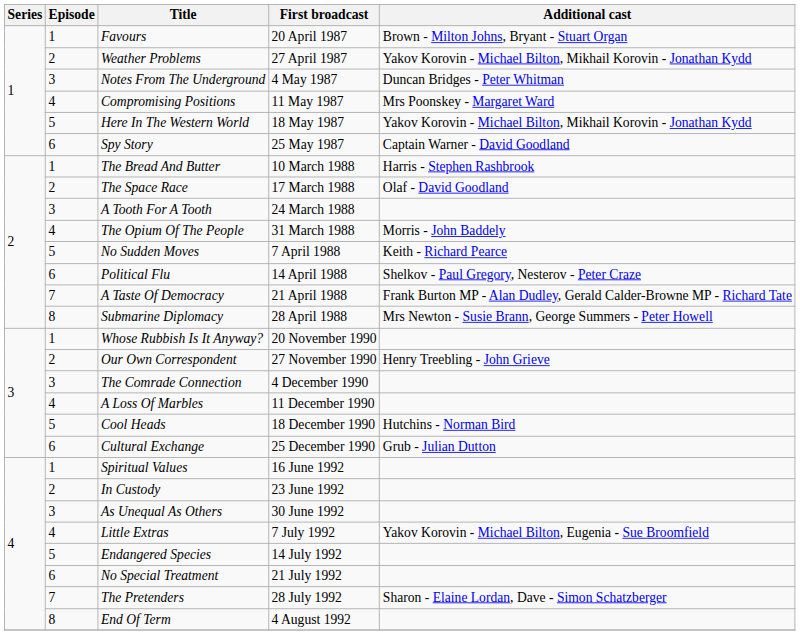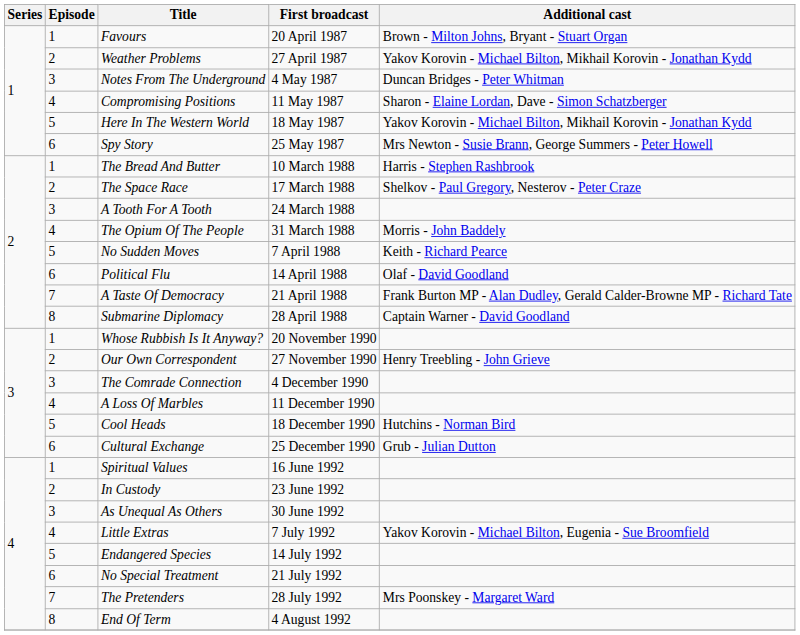(469, 101) Mrs Poonskey - Margaret Ward -> (525, 101) Sharon - Elaine Lordan, Dave - Simon Schatzberger
(476, 144) Captain Warner - David Goodland -> (548, 144) Mrs Newton - Susie Brann, George Summers - Peter Howell
(446, 187) Olaf - David Goodland -> (512, 187) Shelkov - Paul Gregory, Nesterov - Peter Craze
(512, 274) Shelkov - Paul Gregory, Nesterov - Peter Craze -> (446, 274) Olaf - David Goodland
(548, 317) Mrs Newton - Susie Brann, George Summers - Peter Howell -> (476, 317) Captain Warner - David Goodland
(525, 597) Sharon - Elaine Lordan, Dave - Simon Schatzberger -> (469, 597) Mrs Poonskey - Margaret Ward
